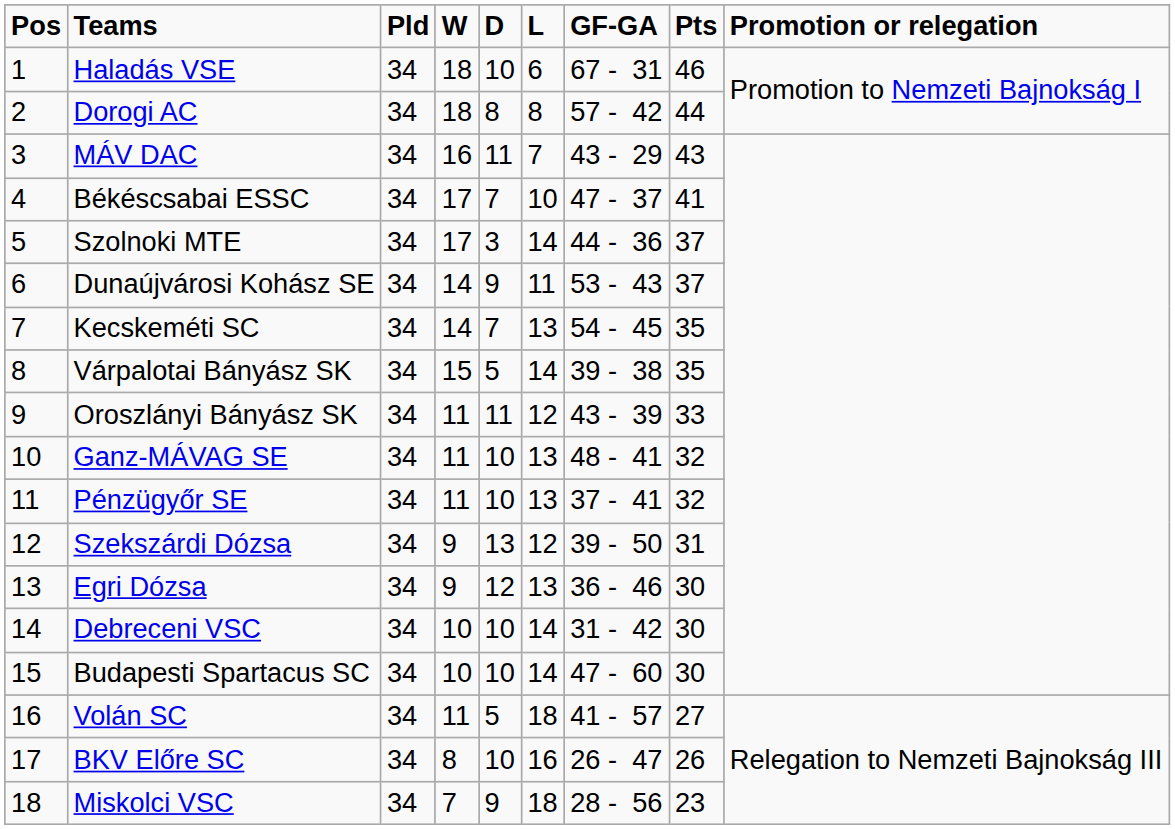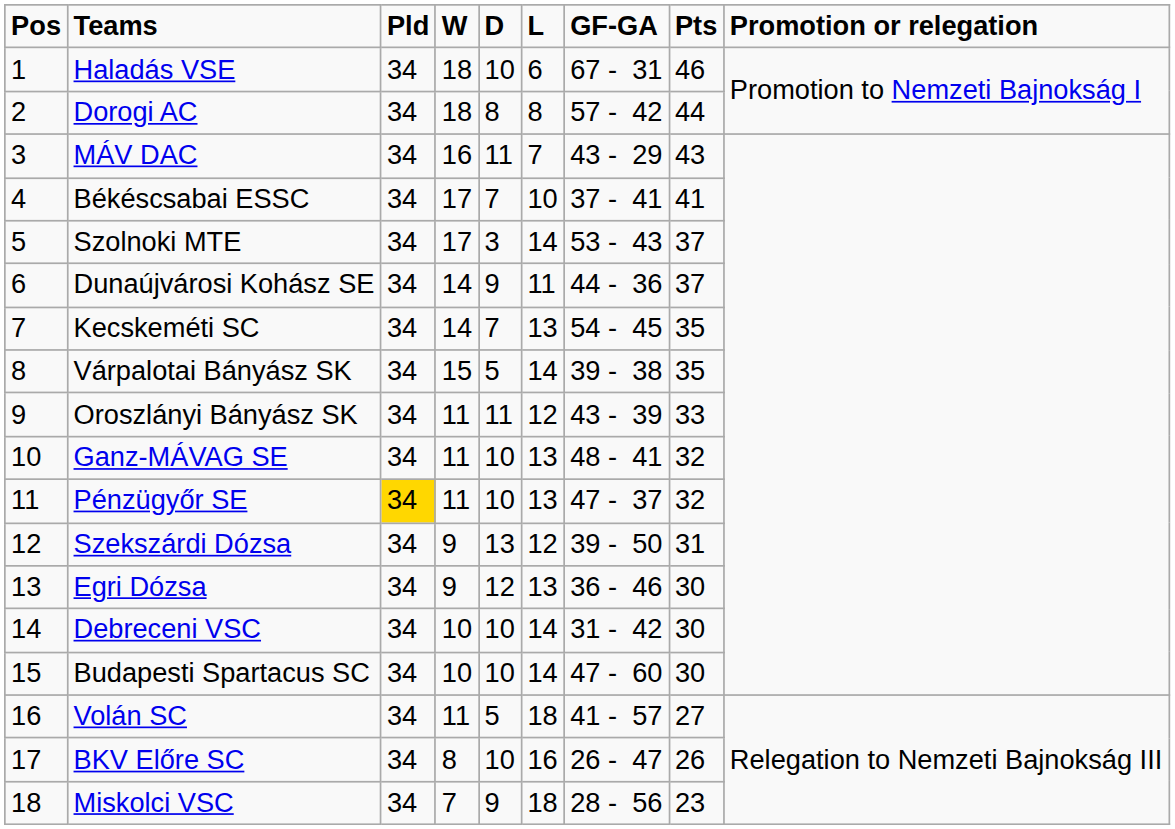(616, 198) 47 - 37 -> (616, 198) 37 - 41
(616, 241) 44 - 36 -> (616, 241) 53 - 43
(616, 284) 53 - 43 -> (616, 284) 44 - 36
(402, 500) no background -> (402, 500) gold background
(616, 500) 37 - 41 -> (616, 500) 47 - 37
